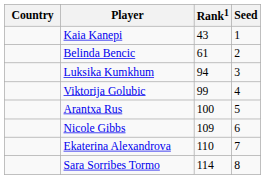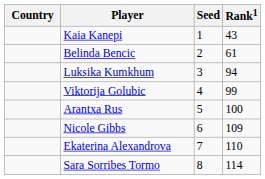columns swapped: (213, 15) <-> (246, 15)
